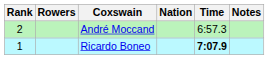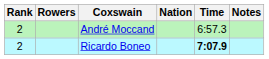(20, 46) 1 -> (20, 46) 2
